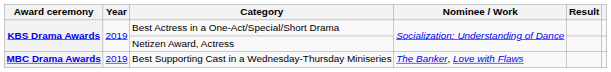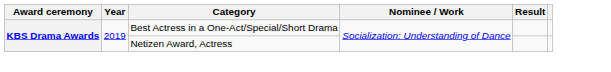- row: (262, 59)
